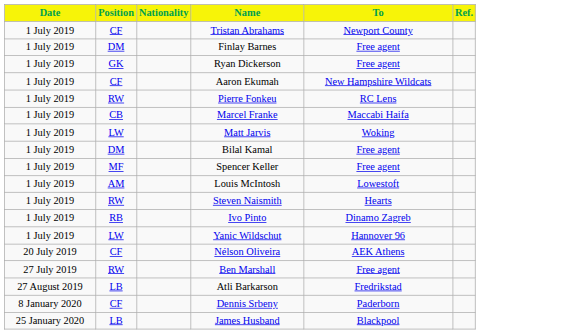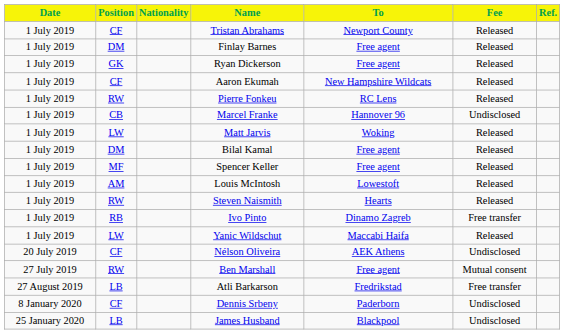+ column: (495, 13)
(378, 116) Maccabi Haifa -> (378, 116) Hannover 96
(378, 235) Hannover 96 -> (378, 235) Maccabi Haifa
